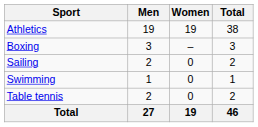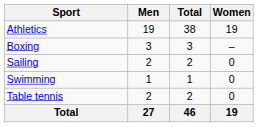columns swapped: (191, 12) <-> (233, 12)
